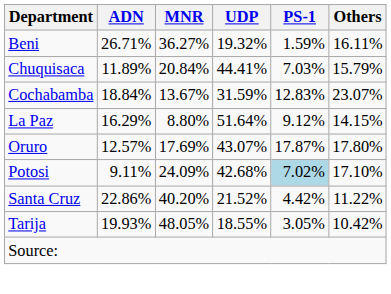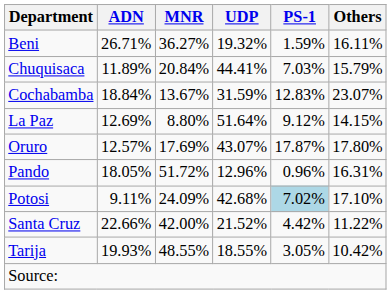(126, 120) 16.29% -> (126, 120) 12.69%
+ row: (29, 172)
(126, 198) 22.86% -> (126, 224) 22.66%
(184, 198) 40.20% -> (184, 224) 42.00%
(184, 224) 48.05% -> (184, 250) 48.55%
